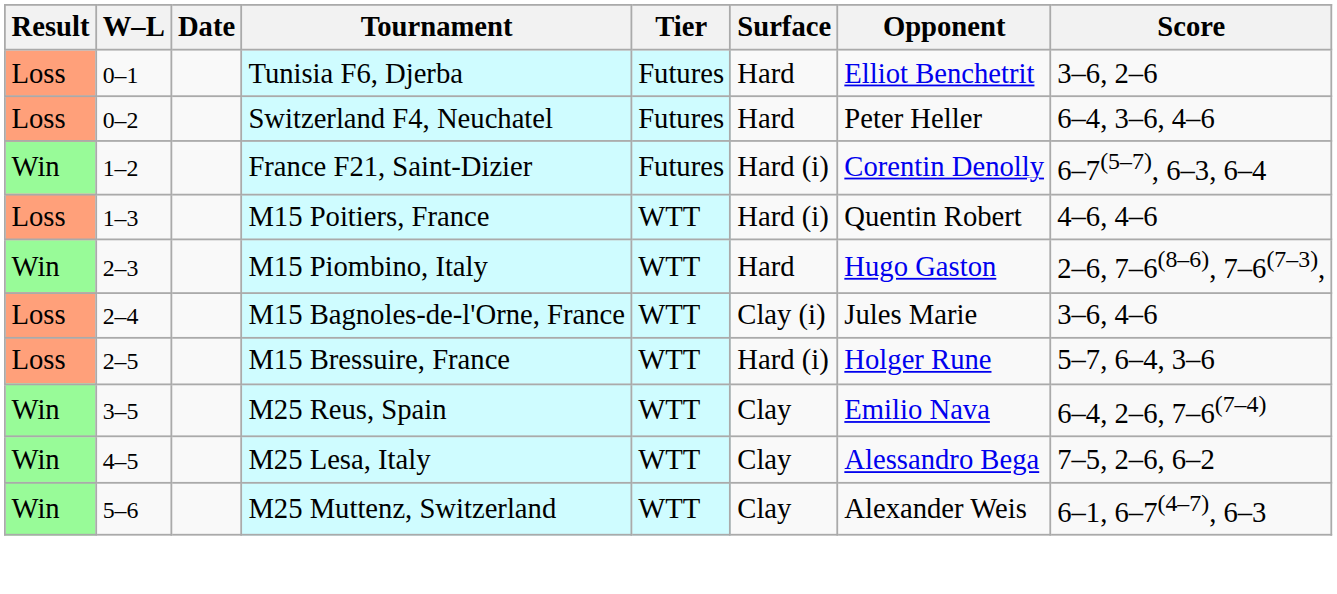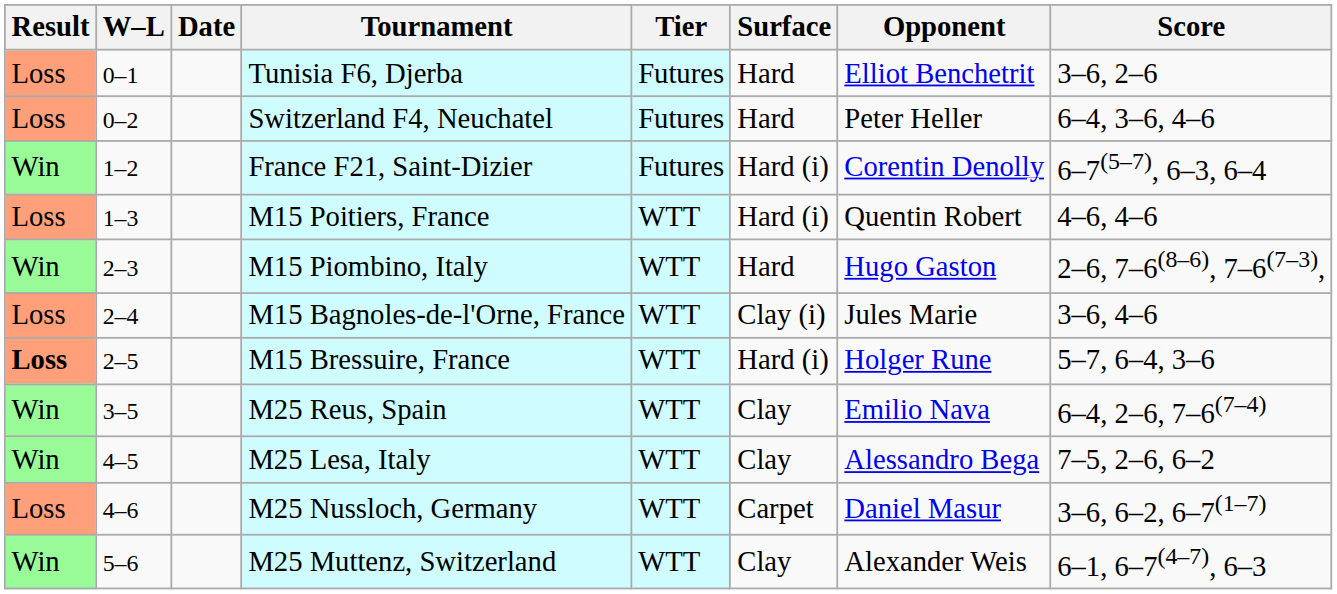(39, 360) normal -> (39, 360) bold
+ row: (393, 508)
